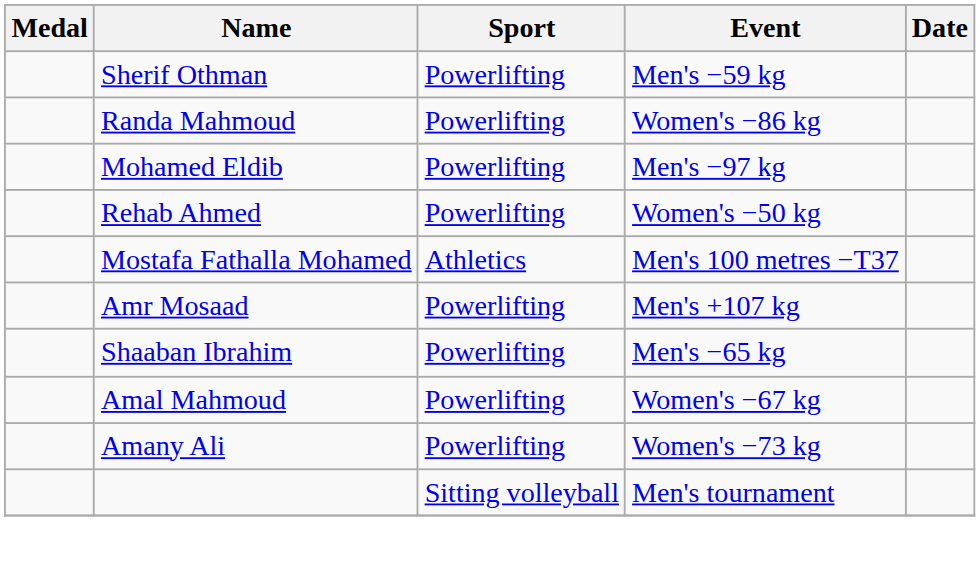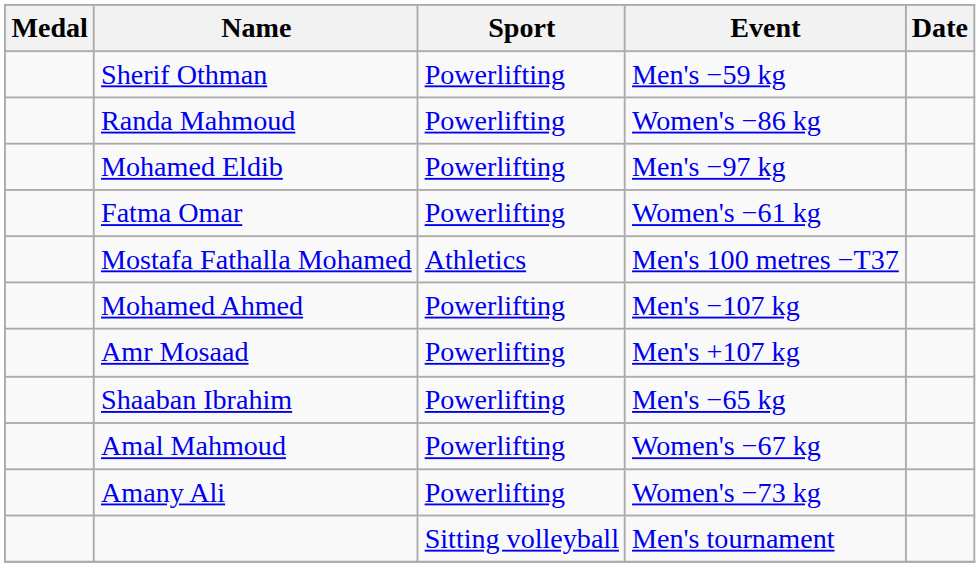- row: (181, 213)
+ row: (172, 213)
+ row: (202, 306)
